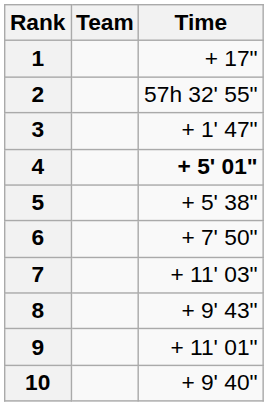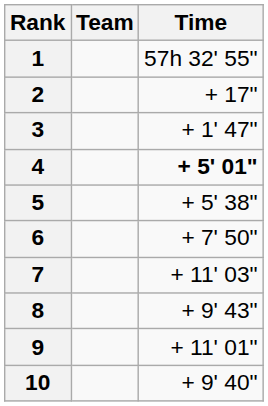(231, 58) + 17" -> (201, 58) 57h 32' 55"
(201, 94) 57h 32' 55" -> (231, 94) + 17"
